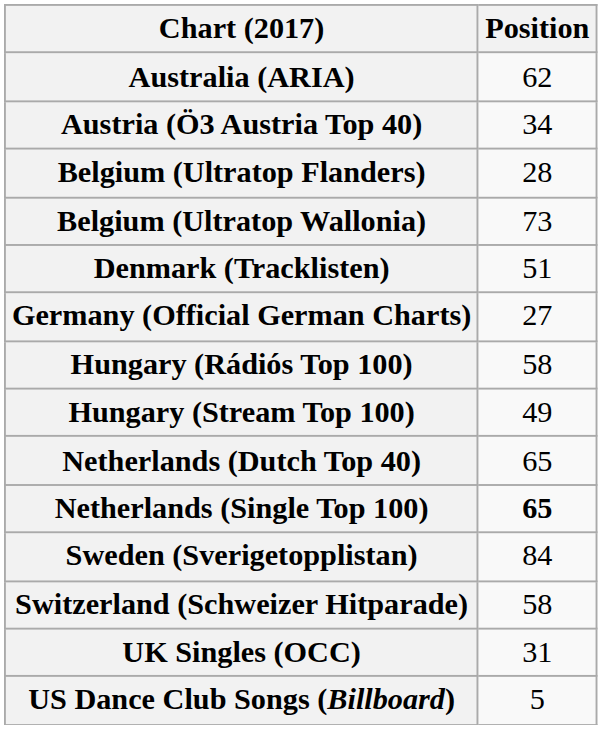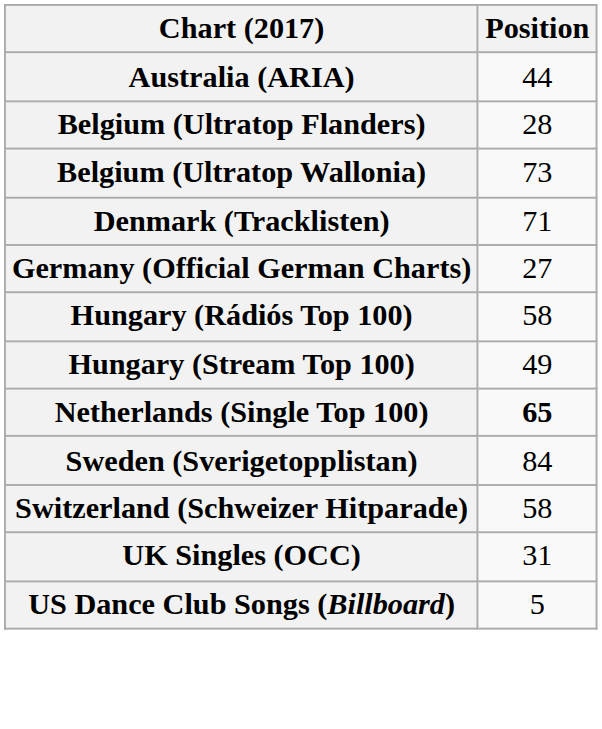(537, 76) 62 -> (537, 76) 44
- row: (242, 124)
(537, 268) 51 -> (537, 220) 71
- row: (242, 460)
